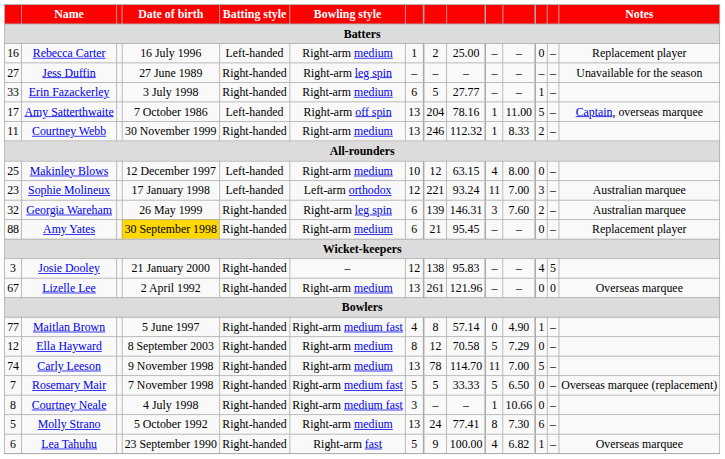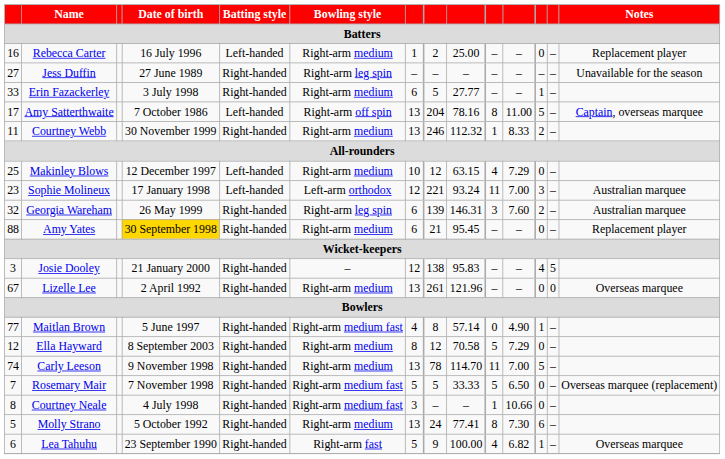(494, 112) 1 -> (494, 112) 8
(519, 170) 8.00 -> (519, 170) 7.29
